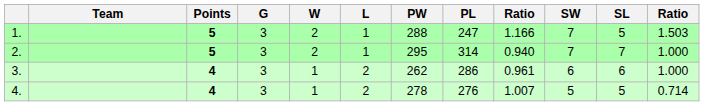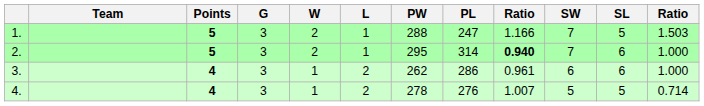(519, 52) normal -> (519, 52) bold
(622, 52) 7 -> (622, 52) 6
